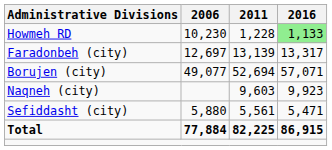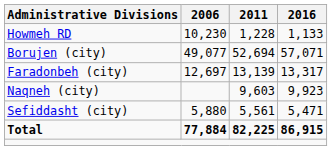(306, 33) lightgreen background -> (306, 33) no background
rows swapped: (57, 72) <-> (68, 53)
